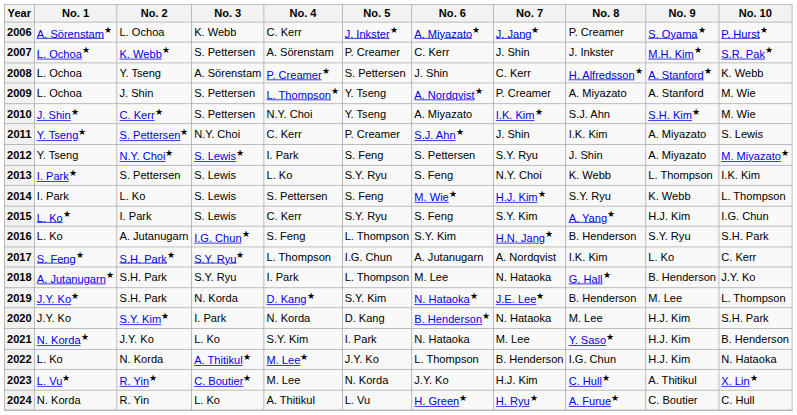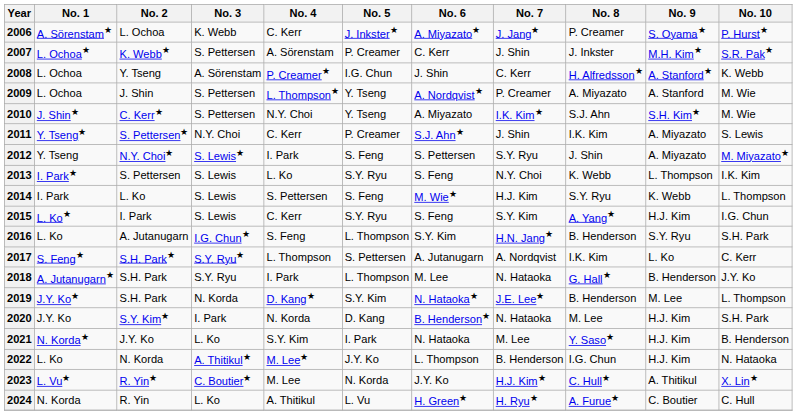(375, 73) S. Pettersen -> (368, 73) I.G. Chun
(521, 196) H.J. Kim★ -> (517, 196) H.J. Kim
(368, 257) I.G. Chun -> (375, 257) S. Pettersen
(517, 380) H.J. Kim -> (521, 380) H.J. Kim★
